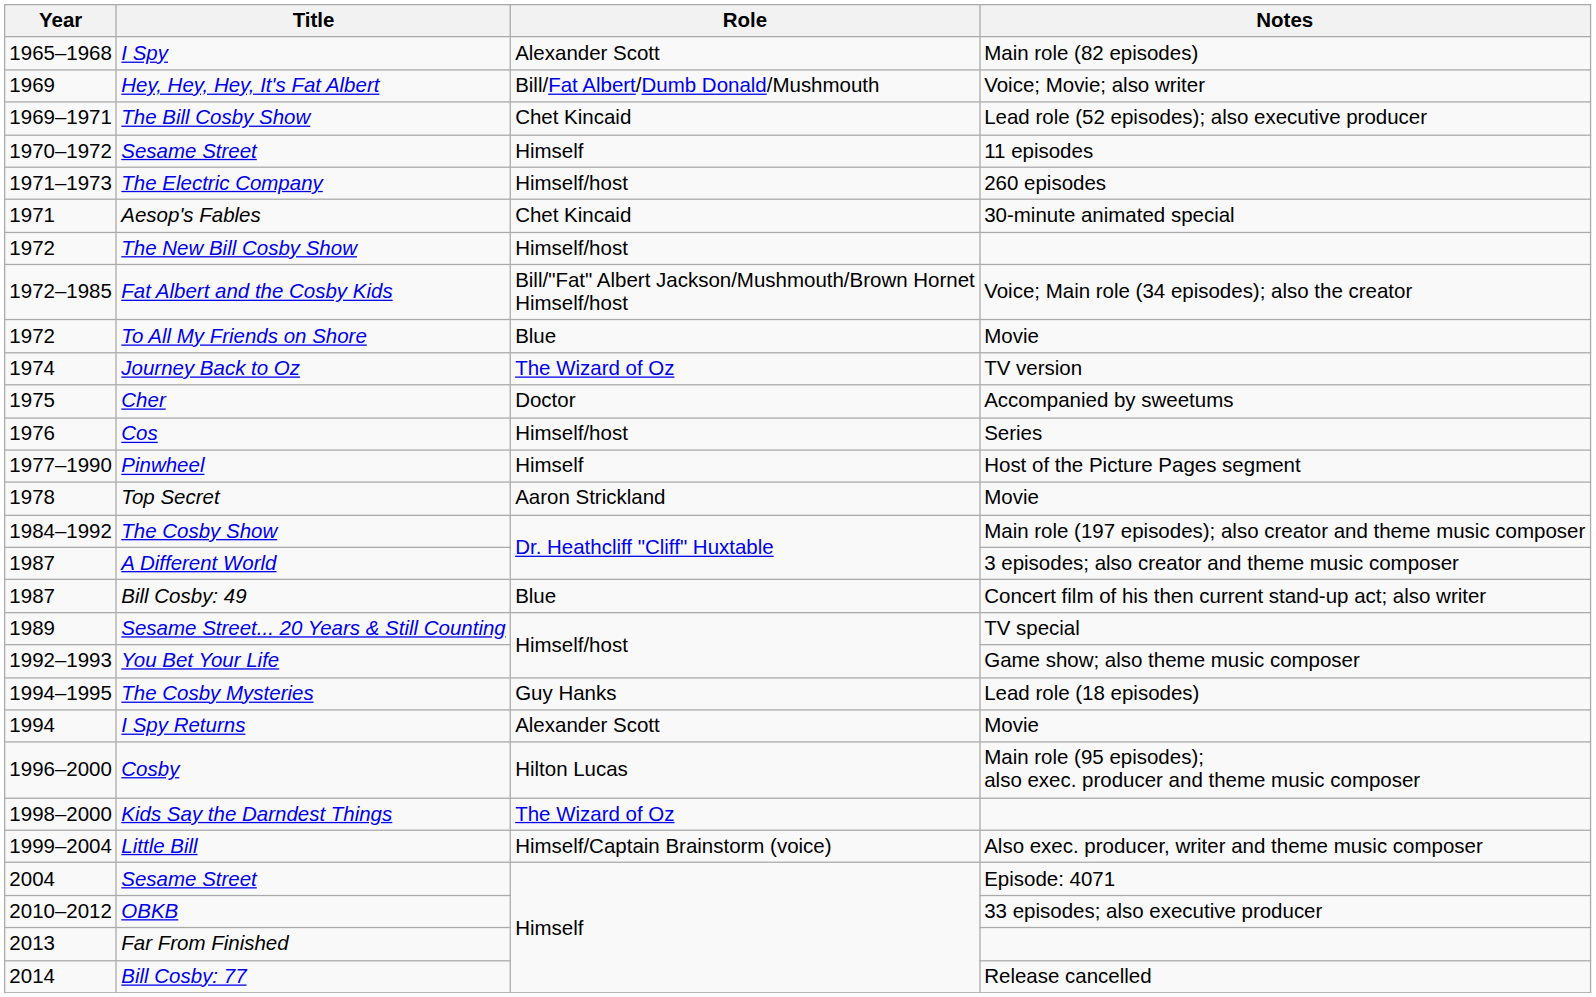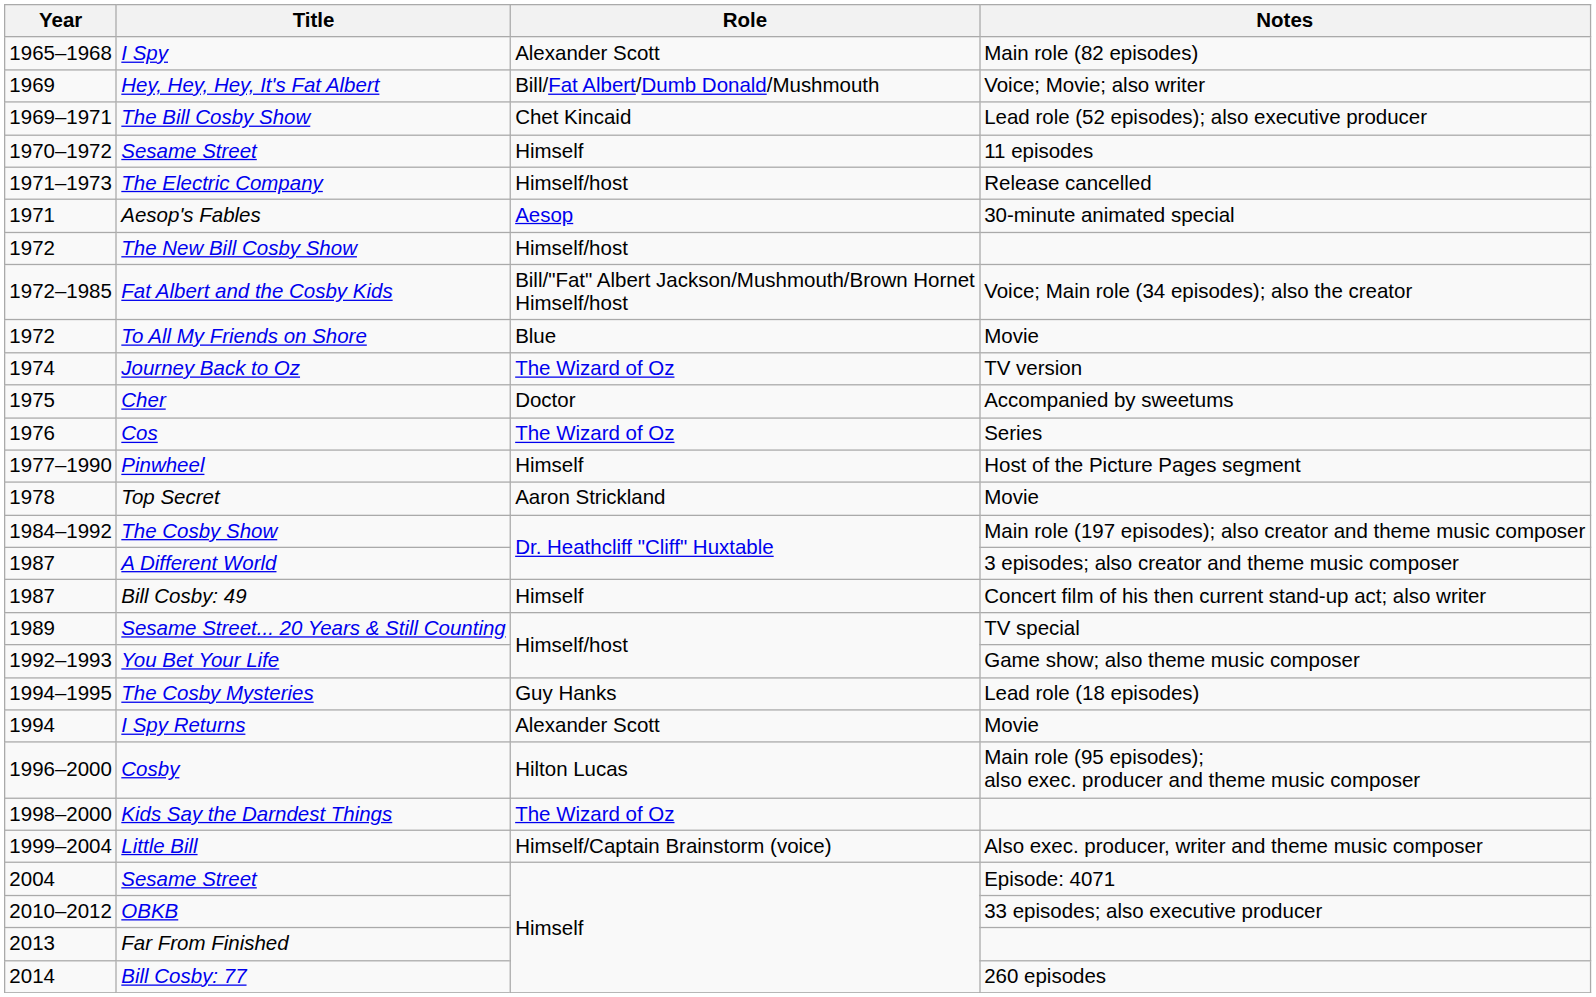(1045, 183) 260 episodes -> (1068, 183) Release cancelled
(573, 215) Chet Kincaid -> (544, 215) Aesop
(572, 433) Himself/host -> (595, 433) The Wizard of Oz
(536, 595) Blue -> (549, 595) Himself
(1068, 976) Release cancelled -> (1045, 976) 260 episodes
